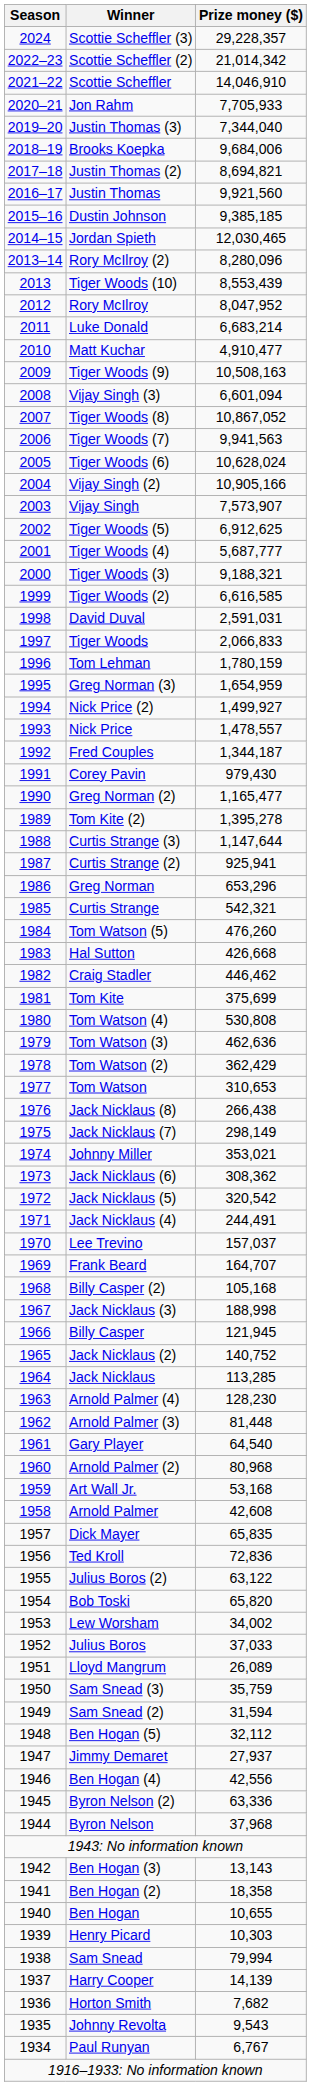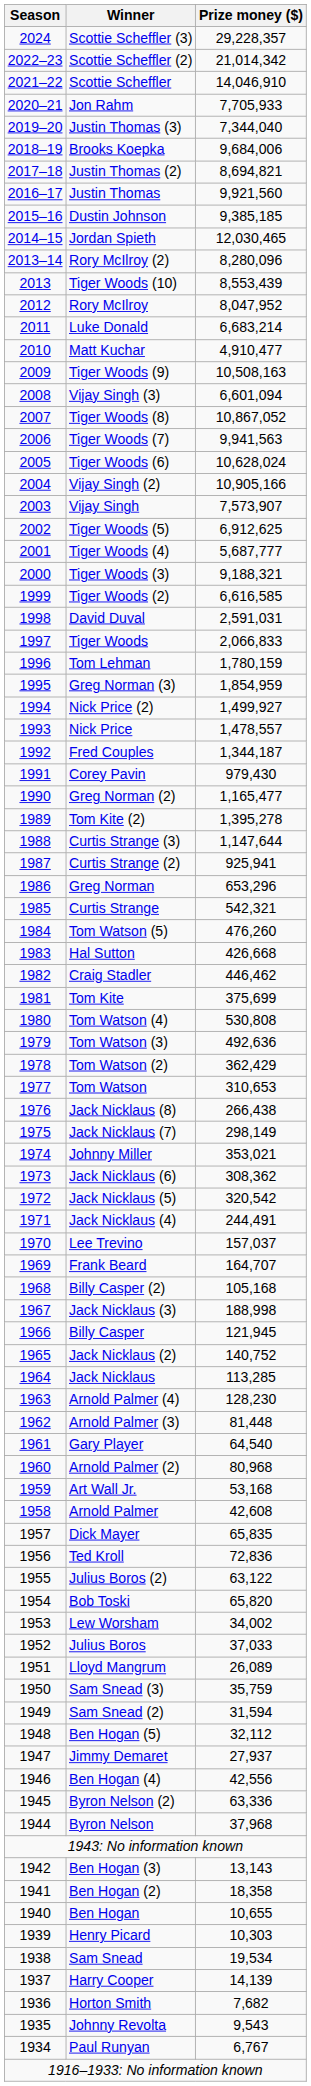(251, 685) 1,654,959 -> (251, 685) 1,854,959
(251, 1042) 462,636 -> (251, 1042) 492,636
(251, 1958) 79,994 -> (251, 1958) 19,534
